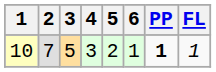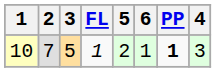columns swapped: (91, 20) <-> (194, 20)
